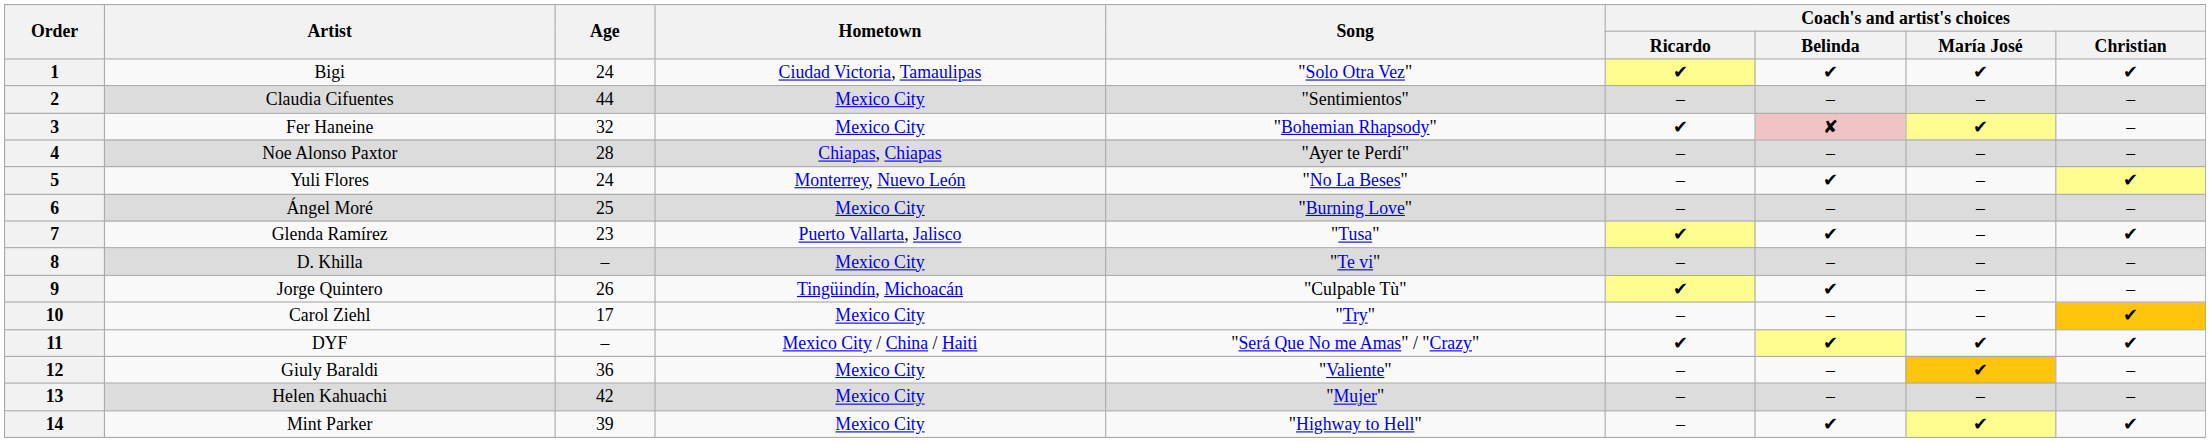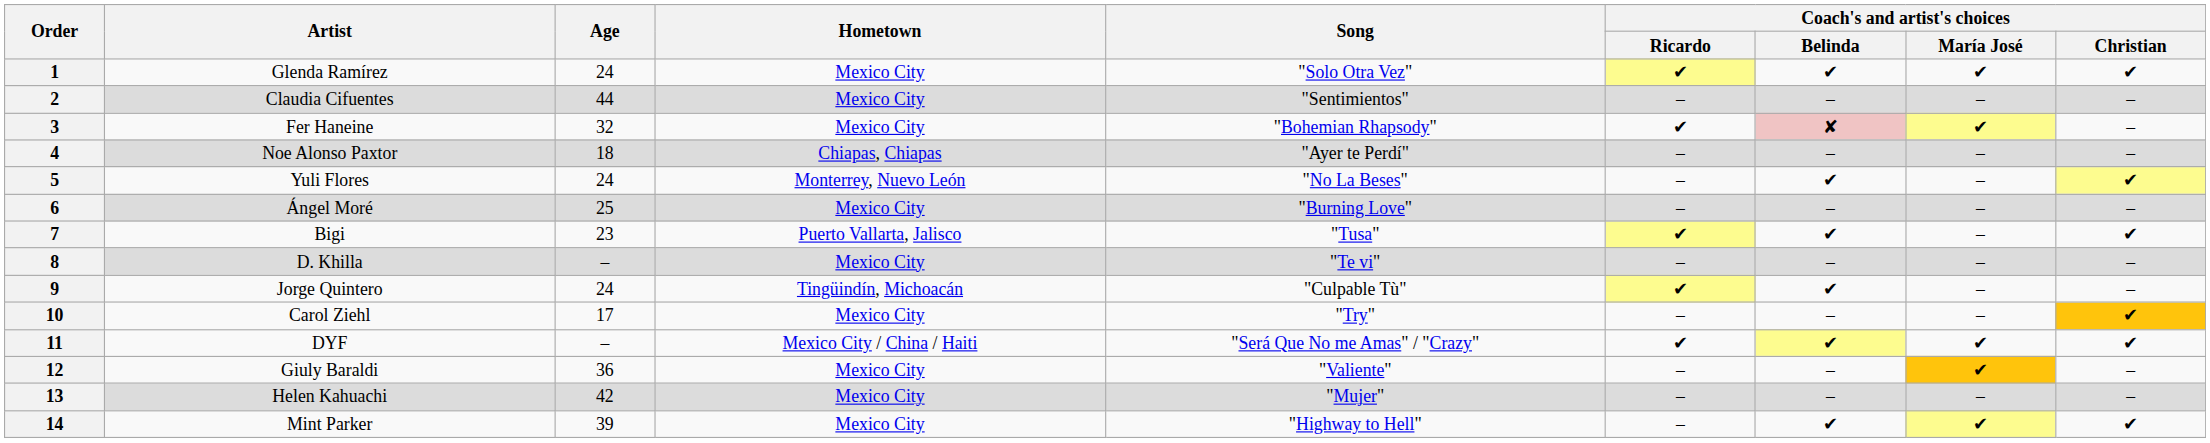(330, 72) Bigi -> (330, 72) Glenda Ramírez
(880, 72) Ciudad Victoria, Tamaulipas -> (880, 72) Mexico City
(605, 153) 28 -> (605, 153) 18
(330, 235) Glenda Ramírez -> (330, 235) Bigi
(605, 289) 26 -> (605, 289) 24
